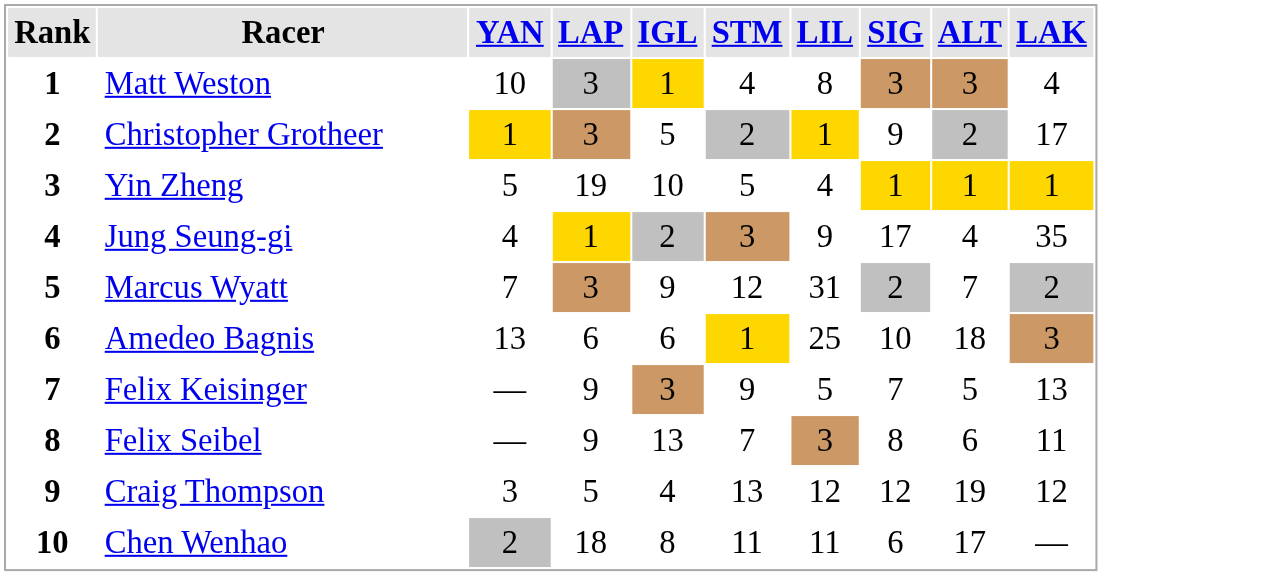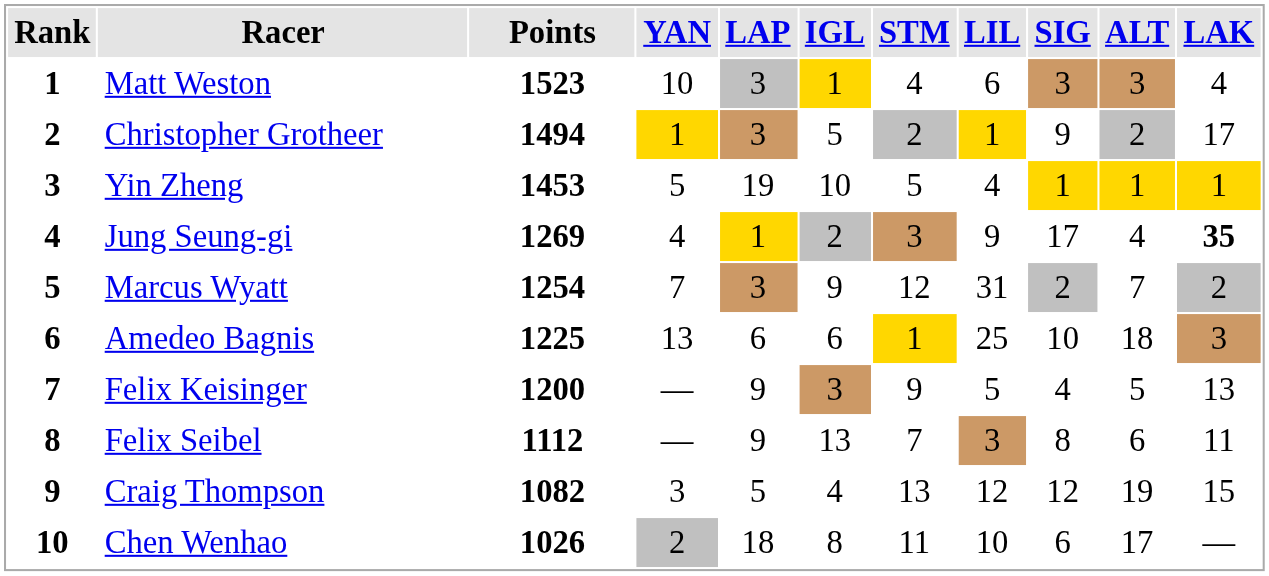+ column: (552, 32)
(825, 83) 8 -> (992, 83) 6
(1052, 236) normal -> (1219, 236) bold
(895, 389) 7 -> (1063, 389) 4
(1052, 491) 12 -> (1219, 491) 15
(825, 542) 11 -> (992, 542) 10
